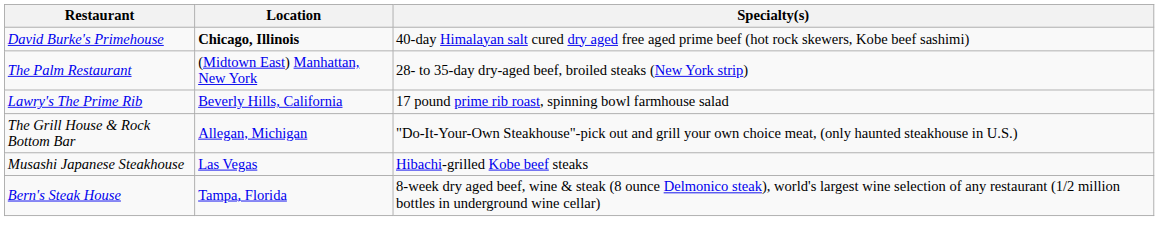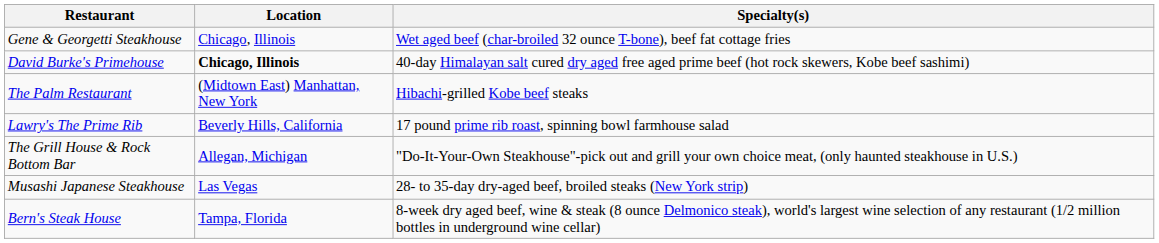+ row: (95, 39)
(572, 70) 28- to 35-day dry-aged beef, broiled steaks (New York strip) -> (492, 93) Hibachi-grilled Kobe beef steaks
(492, 164) Hibachi-grilled Kobe beef steaks -> (572, 187) 28- to 35-day dry-aged beef, broiled steaks (New York strip)
